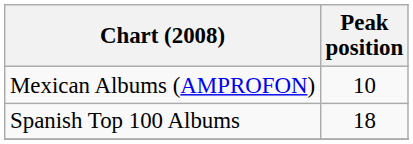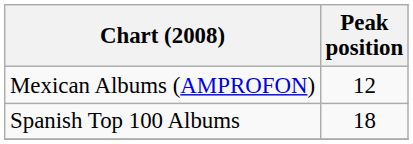(364, 84) 10 -> (364, 84) 12
